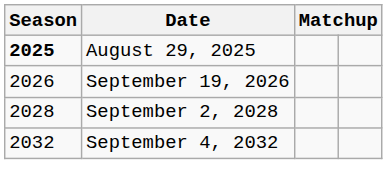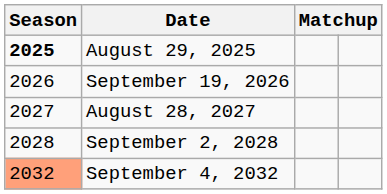+ row: (171, 112)
(32, 143) no background -> (32, 174) lightsalmon background
